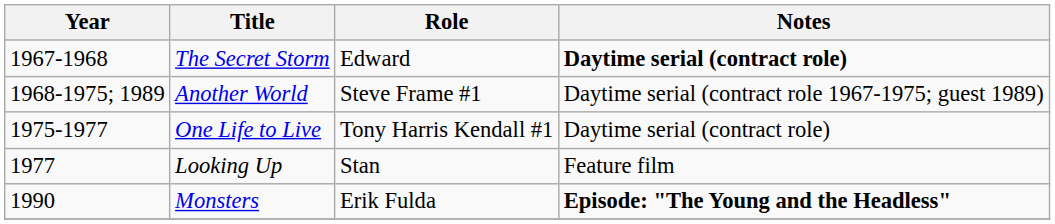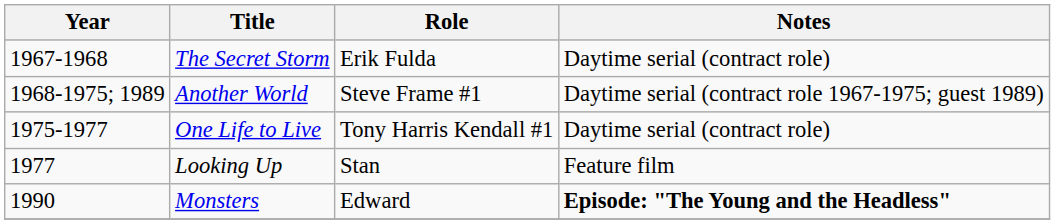(375, 58) Edward -> (388, 58) Erik Fulda
(705, 58) bold -> (697, 58) normal
(388, 201) Erik Fulda -> (375, 201) Edward
